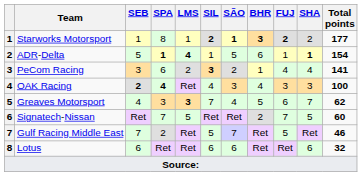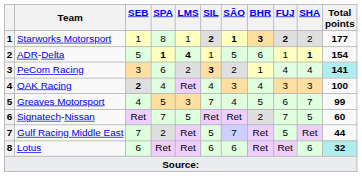(340, 70) no background -> (340, 70) paleturquoise background
(163, 85) bold -> (163, 85) normal
(163, 101) 3 -> (163, 101) 5
(188, 101) bold -> (188, 101) normal
(340, 101) 62 -> (340, 101) 99
(340, 132) 46 -> (340, 132) 44
(340, 148) no background -> (340, 148) paleturquoise background
